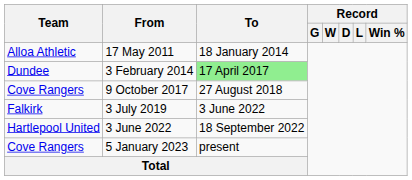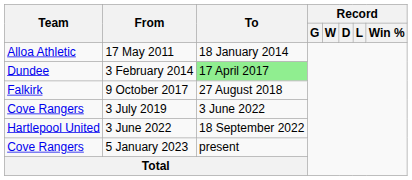(45, 90) Cove Rangers -> (25, 90) Falkirk
(25, 109) Falkirk -> (45, 109) Cove Rangers
